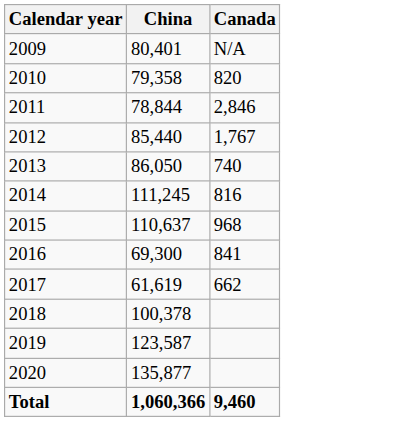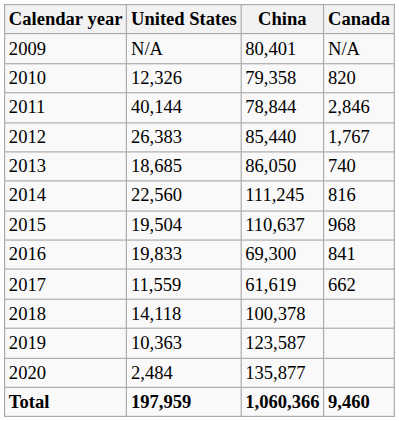+ column: (184, 19)
